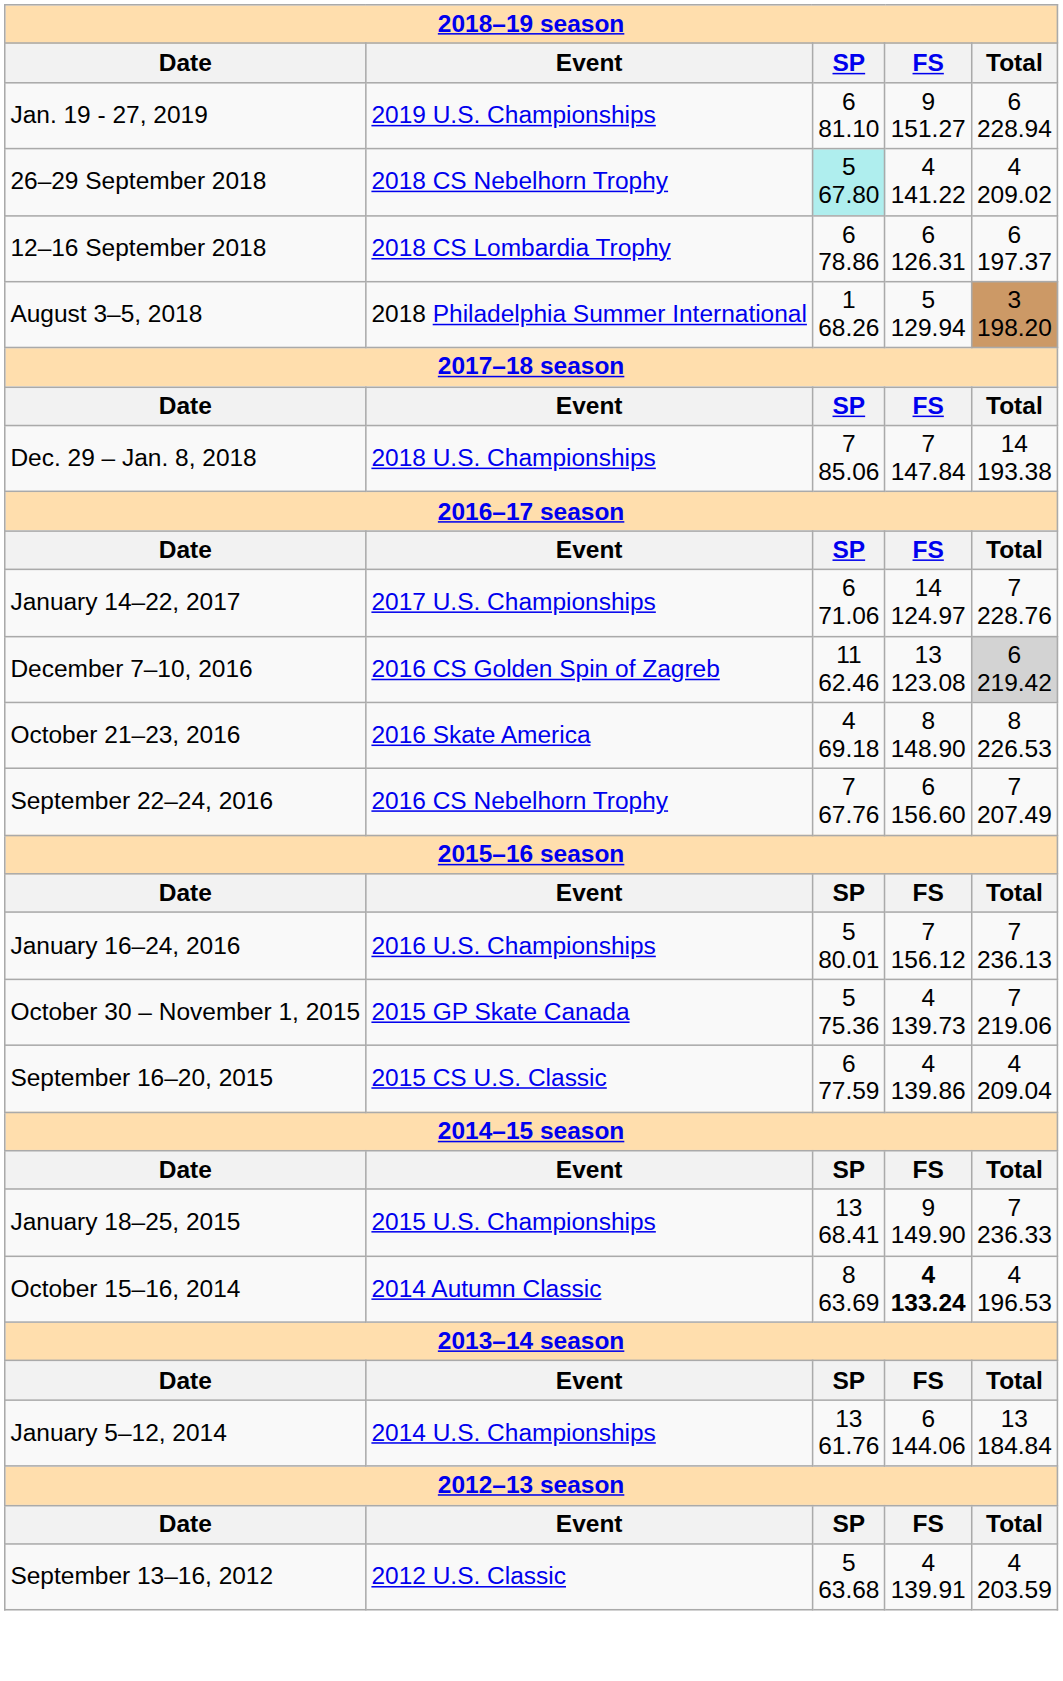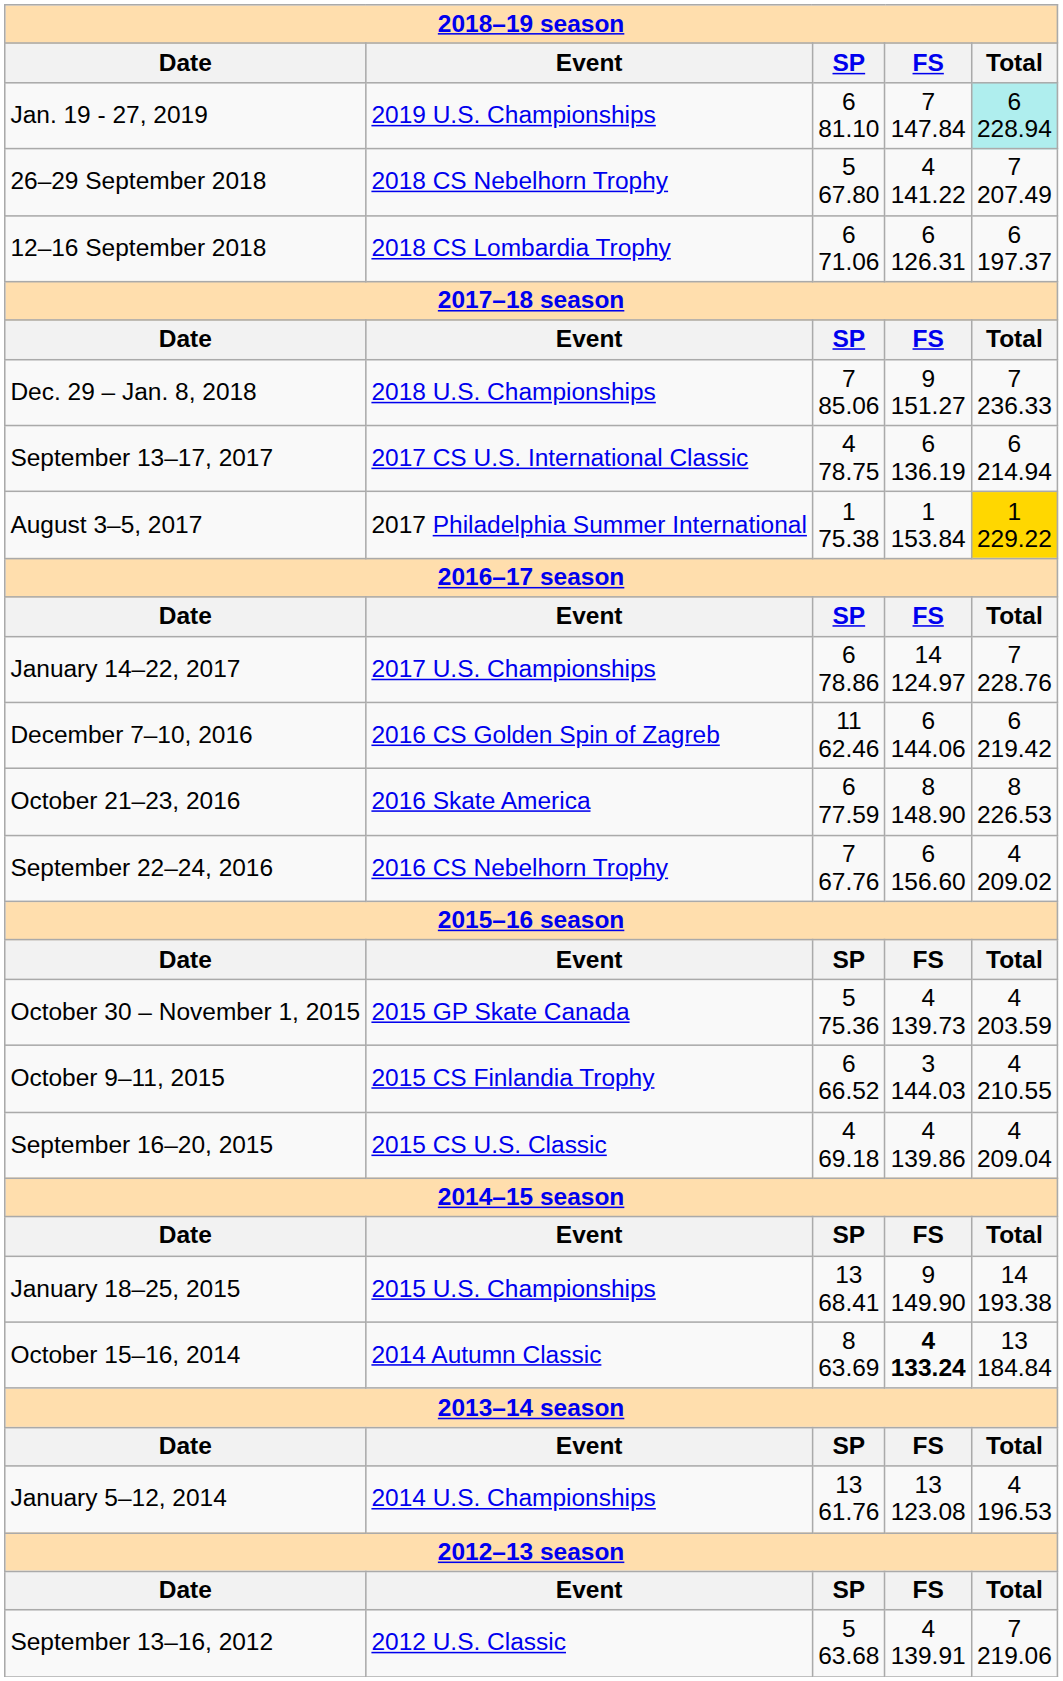(928, 115) 9 151.27 -> (928, 115) 7 147.84
(1014, 115) no background -> (1014, 115) paleturquoise background
(849, 181) paleturquoise background -> (849, 181) no background
(1014, 181) 4 209.02 -> (1014, 181) 7 207.49
(849, 248) 6 78.86 -> (849, 248) 6 71.06
- row: (106, 314)
(928, 458) 7 147.84 -> (928, 392) 9 151.27
(1014, 458) 14 193.38 -> (1014, 392) 7 236.33
+ row: (142, 458)
+ row: (106, 524)
(849, 602) 6 71.06 -> (849, 668) 6 78.86
(928, 668) 13 123.08 -> (928, 735) 6 144.06
(1014, 668) lightgrey background -> (1014, 735) no background
(849, 735) 4 69.18 -> (849, 801) 6 77.59
(1014, 801) 7 207.49 -> (1014, 867) 4 209.02
- row: (125, 945)
(1014, 1011) 7 219.06 -> (1014, 1011) 4 203.59
+ row: (118, 1078)
(849, 1078) 6 77.59 -> (849, 1144) 4 69.18
(1014, 1222) 7 236.33 -> (1014, 1288) 14 193.38
(1014, 1288) 4 196.53 -> (1014, 1355) 13 184.84
(928, 1432) 6 144.06 -> (928, 1499) 13 123.08
(1014, 1432) 13 184.84 -> (1014, 1499) 4 196.53
(1014, 1576) 4 203.59 -> (1014, 1643) 7 219.06
